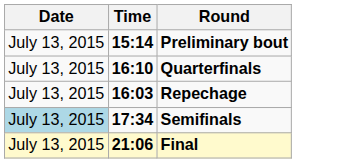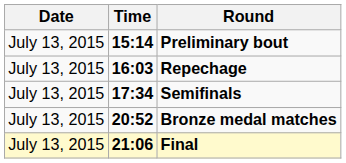- row: (211, 68)
(56, 119) lightblue background -> (56, 94) no background
+ row: (249, 119)
